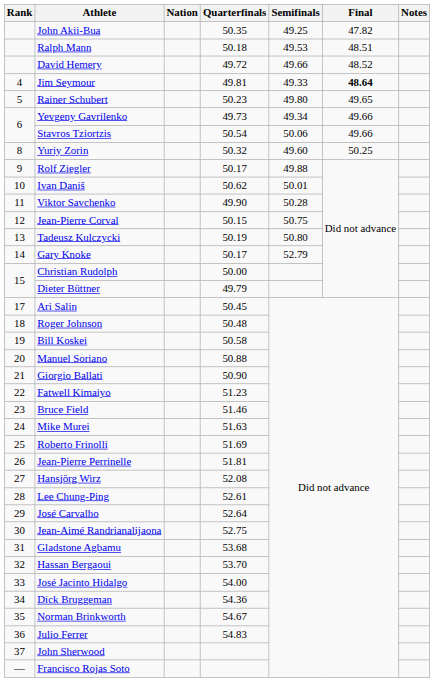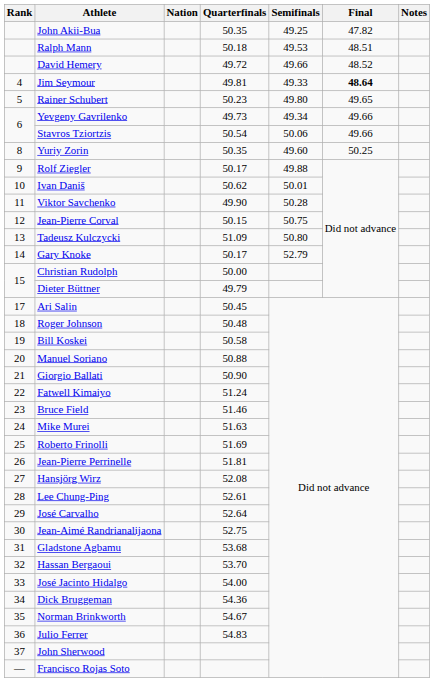(235, 151) 50.32 -> (235, 151) 50.35
(235, 237) 50.19 -> (235, 237) 51.09
(235, 392) 51.23 -> (235, 392) 51.24
